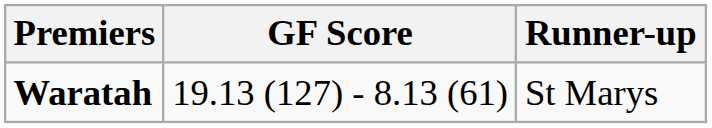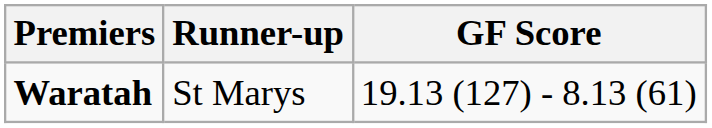columns swapped: (340, 33) <-> (611, 33)
